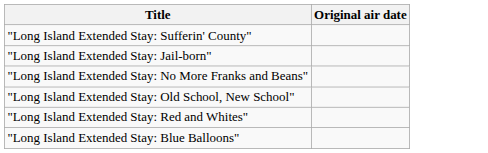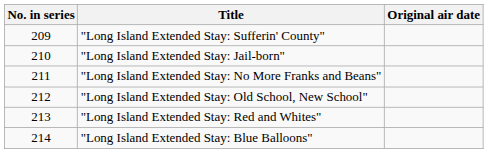+ column: (41, 14)
